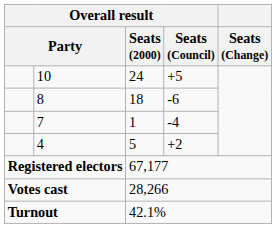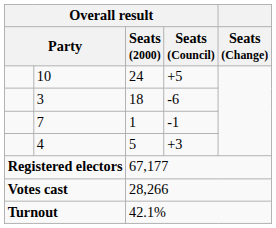(40, 99) 8 -> (40, 99) 3
(173, 122) -4 -> (173, 122) -1
(175, 144) +2 -> (175, 144) +3
